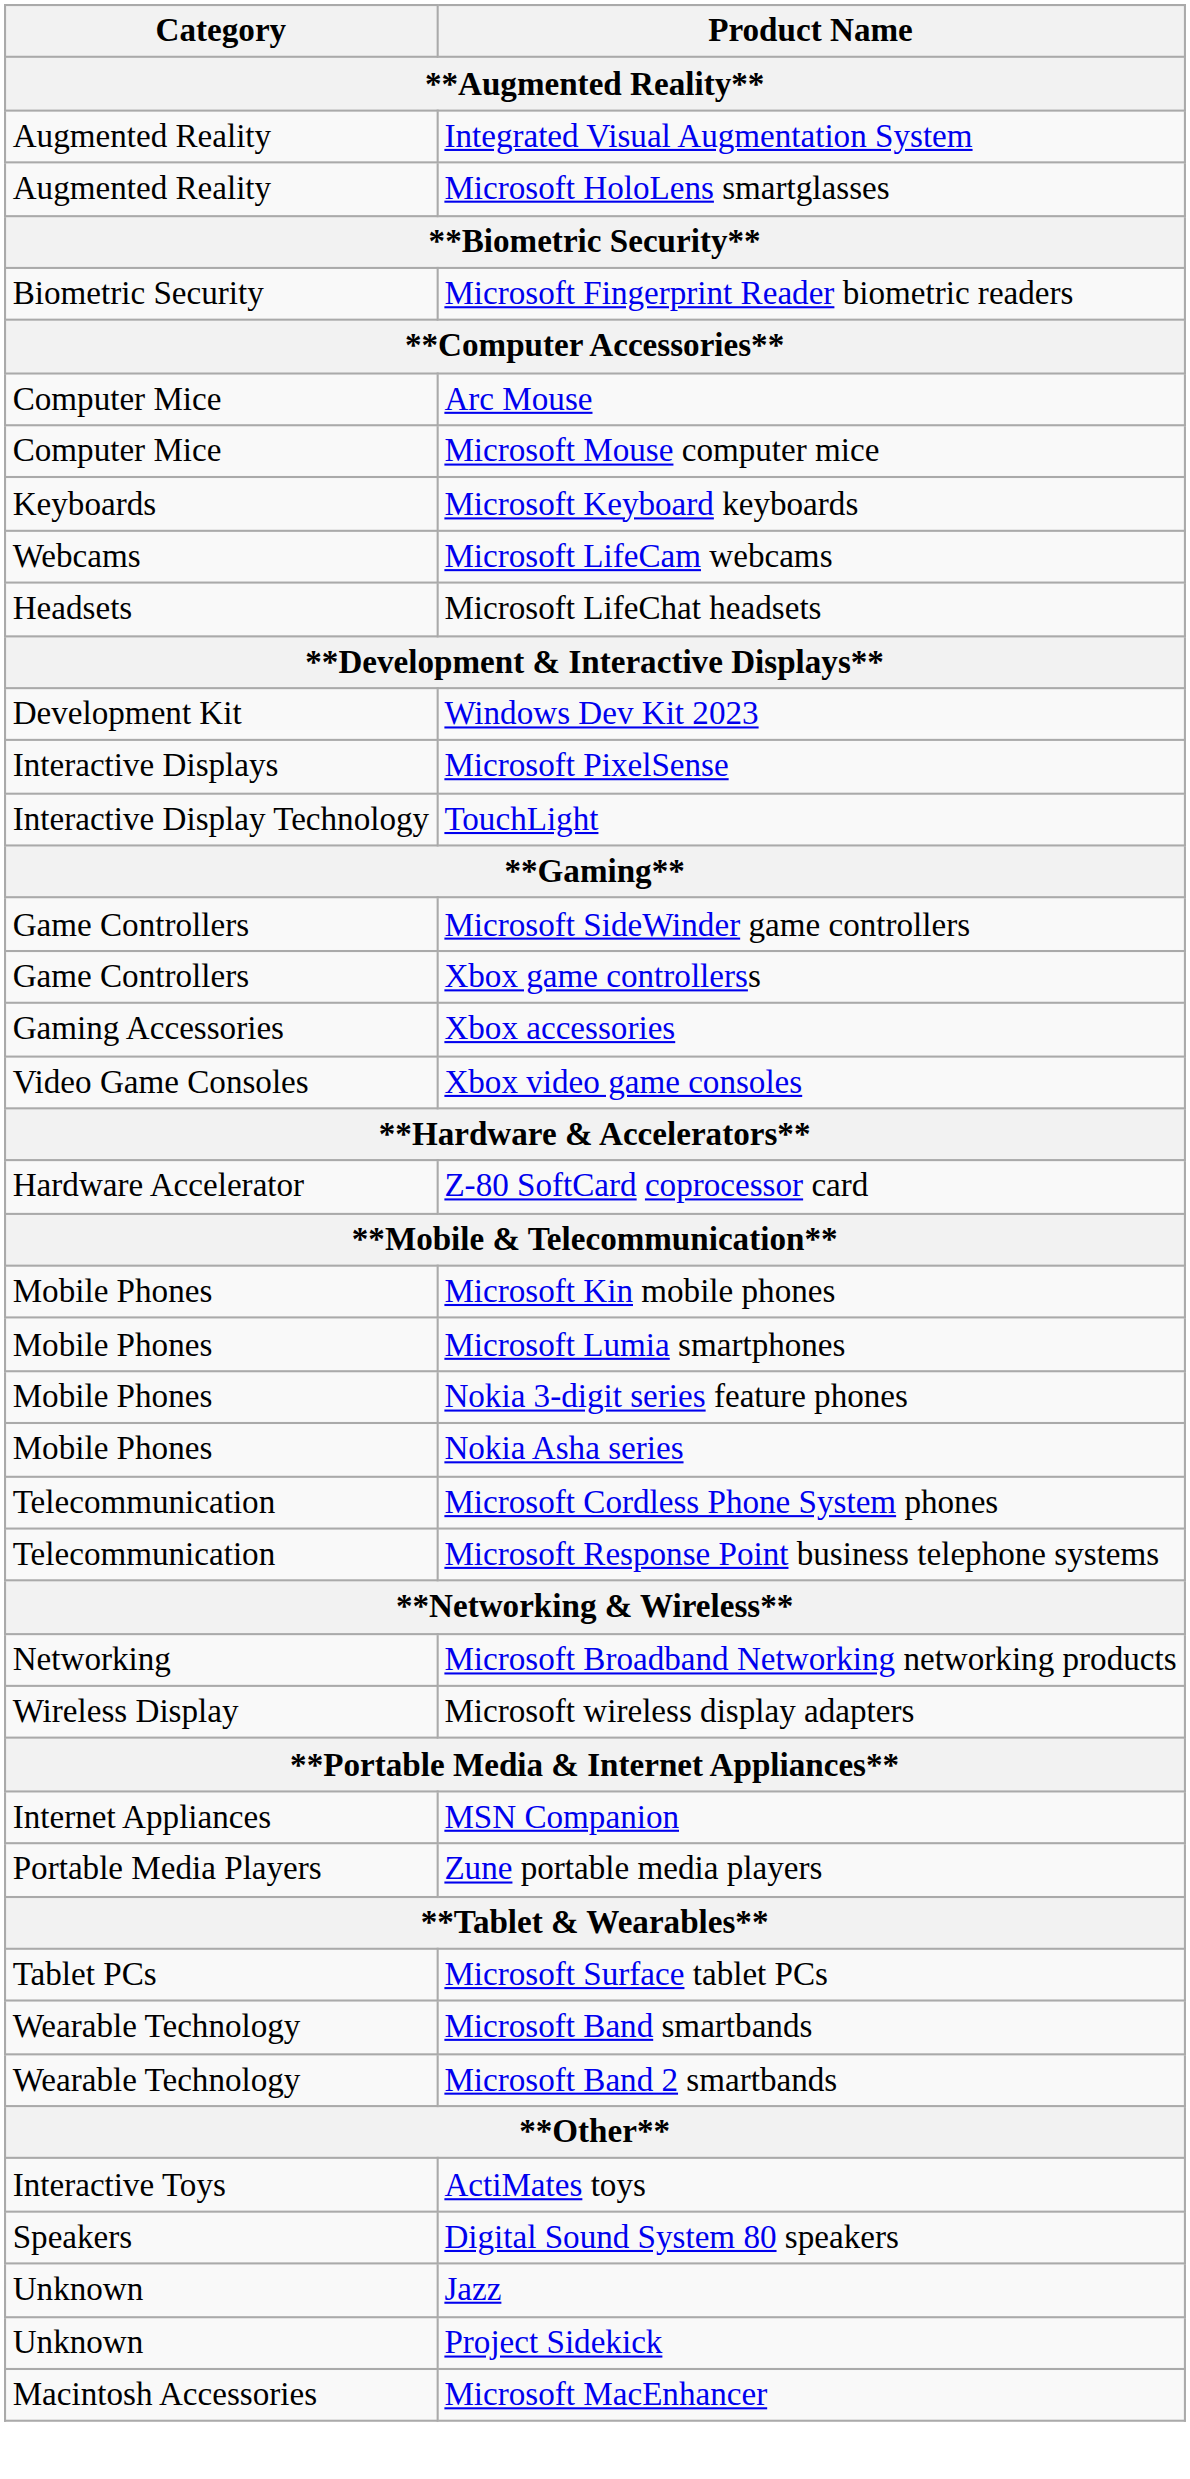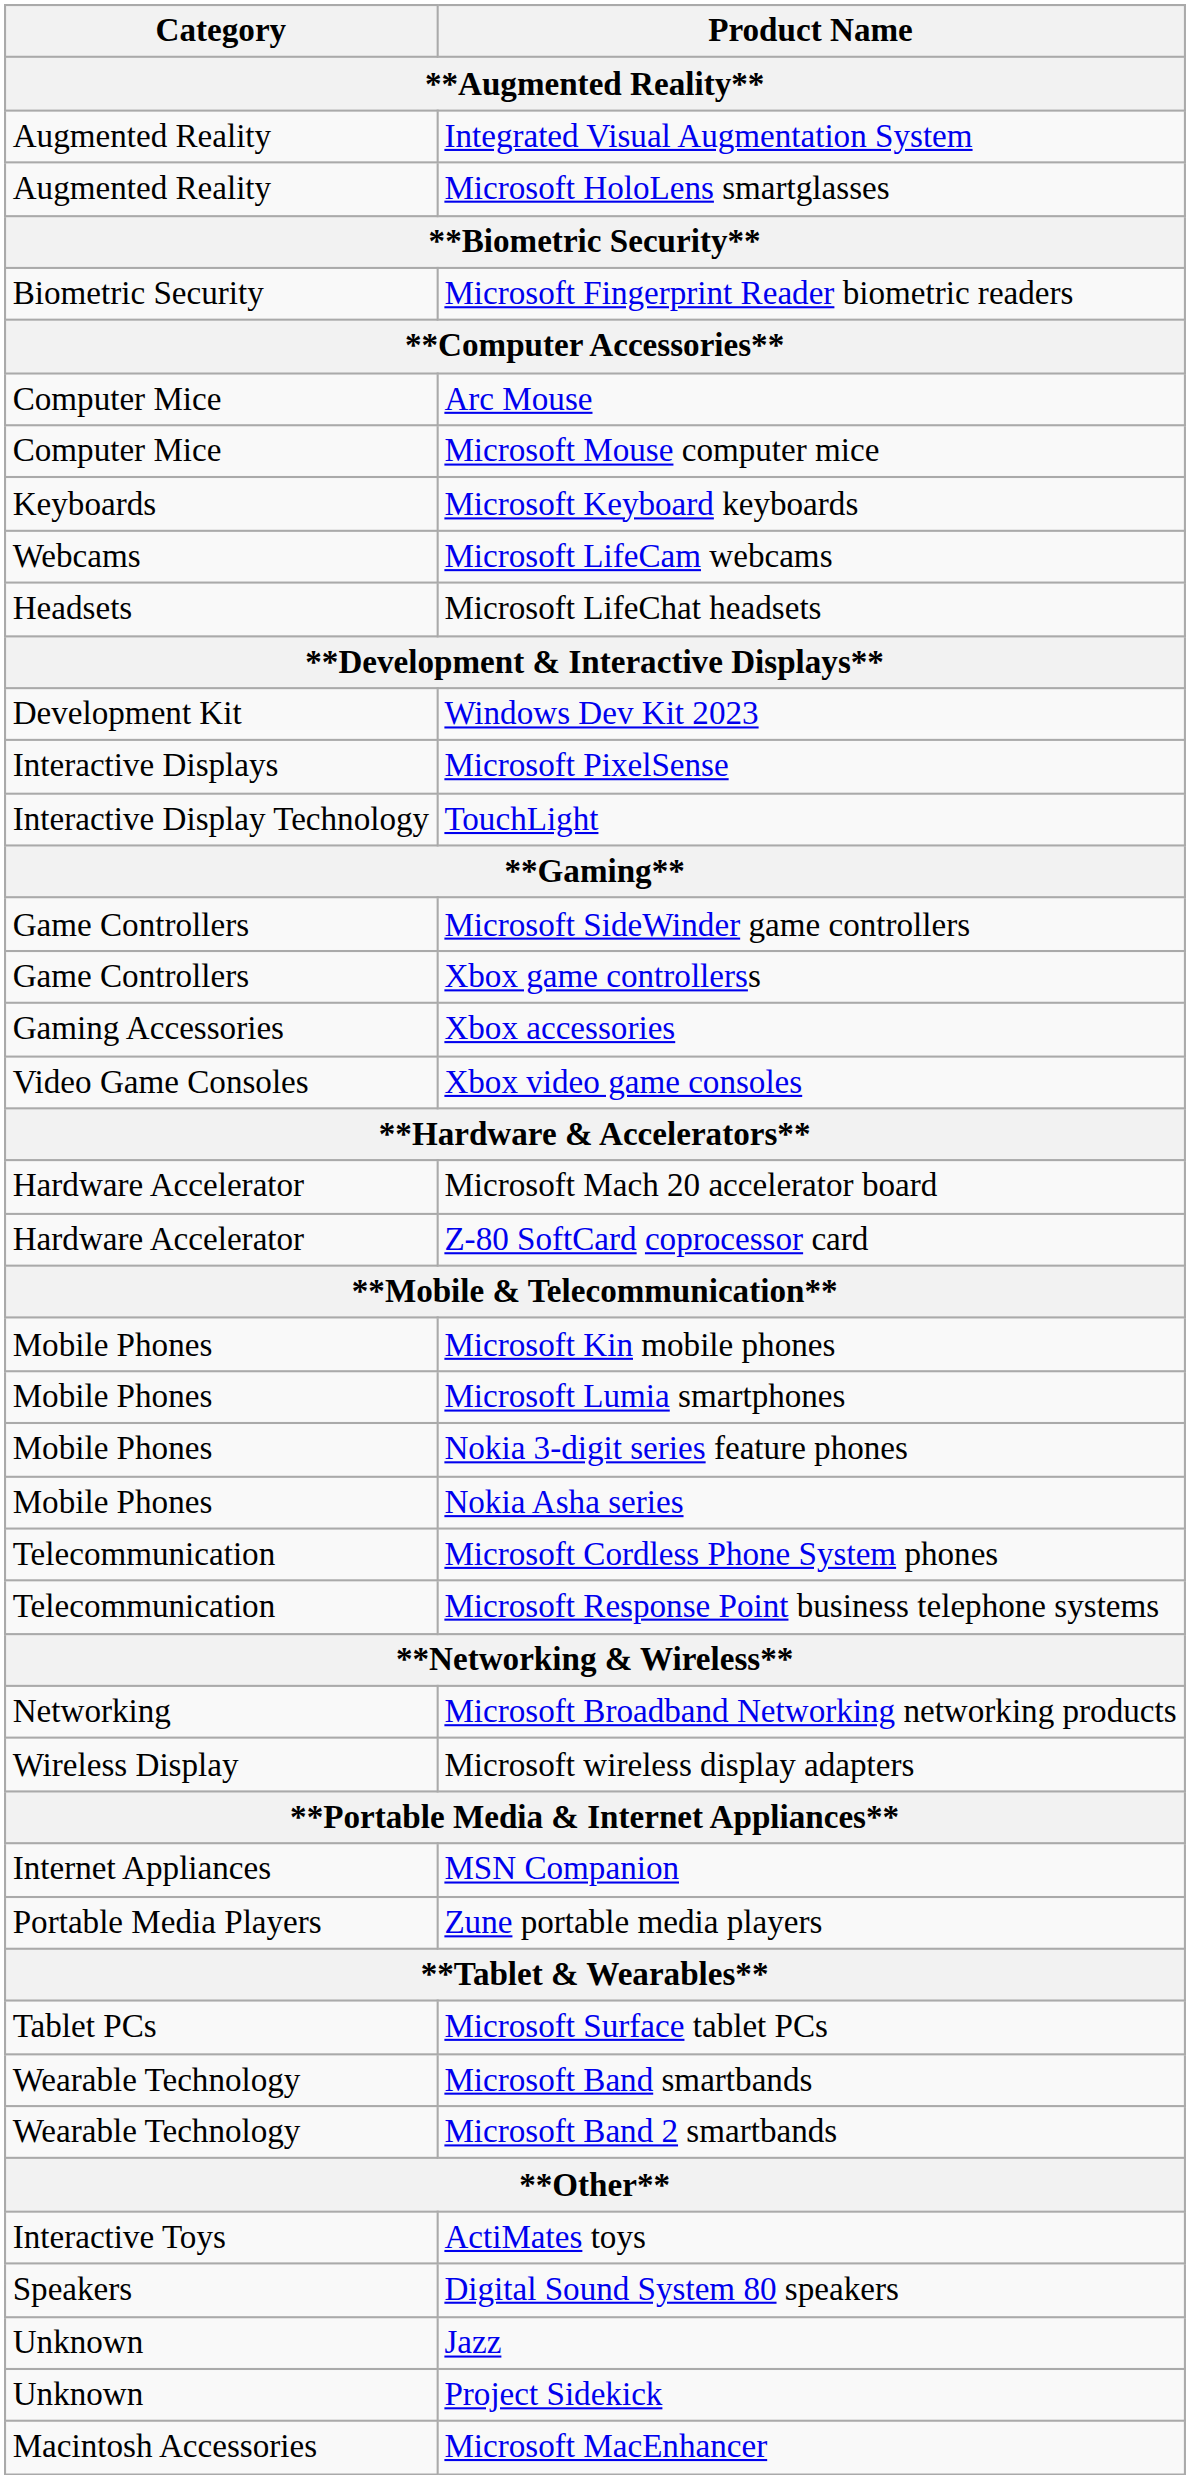+ row: (691, 1186)
